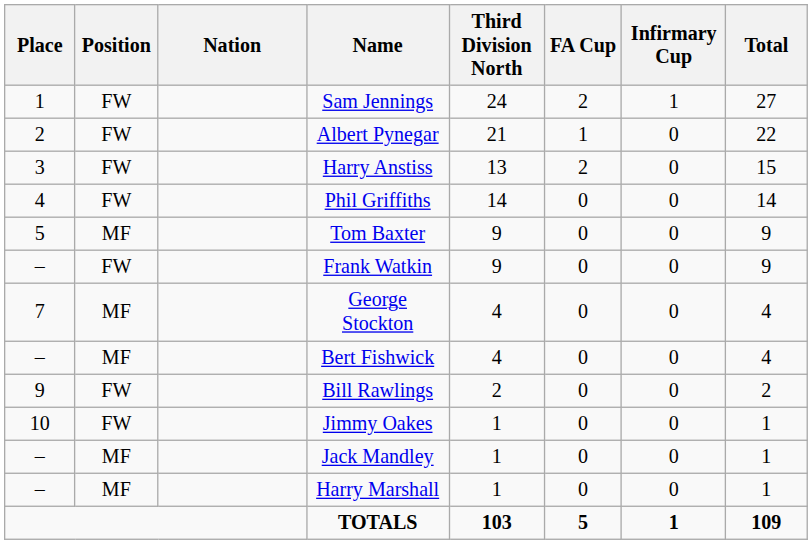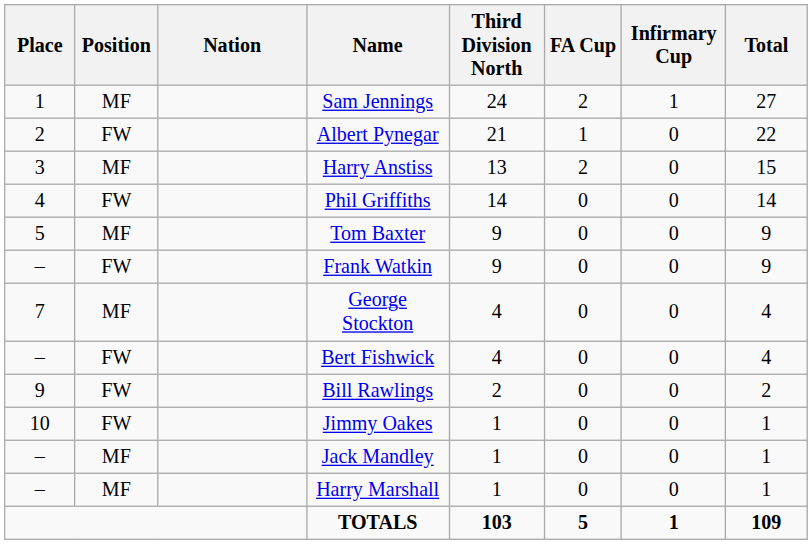(116, 101) FW -> (116, 101) MF
(116, 167) FW -> (116, 167) MF
(116, 357) MF -> (116, 357) FW
